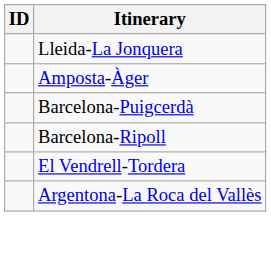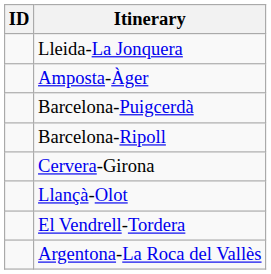+ row: (96, 166)
+ row: (83, 195)
